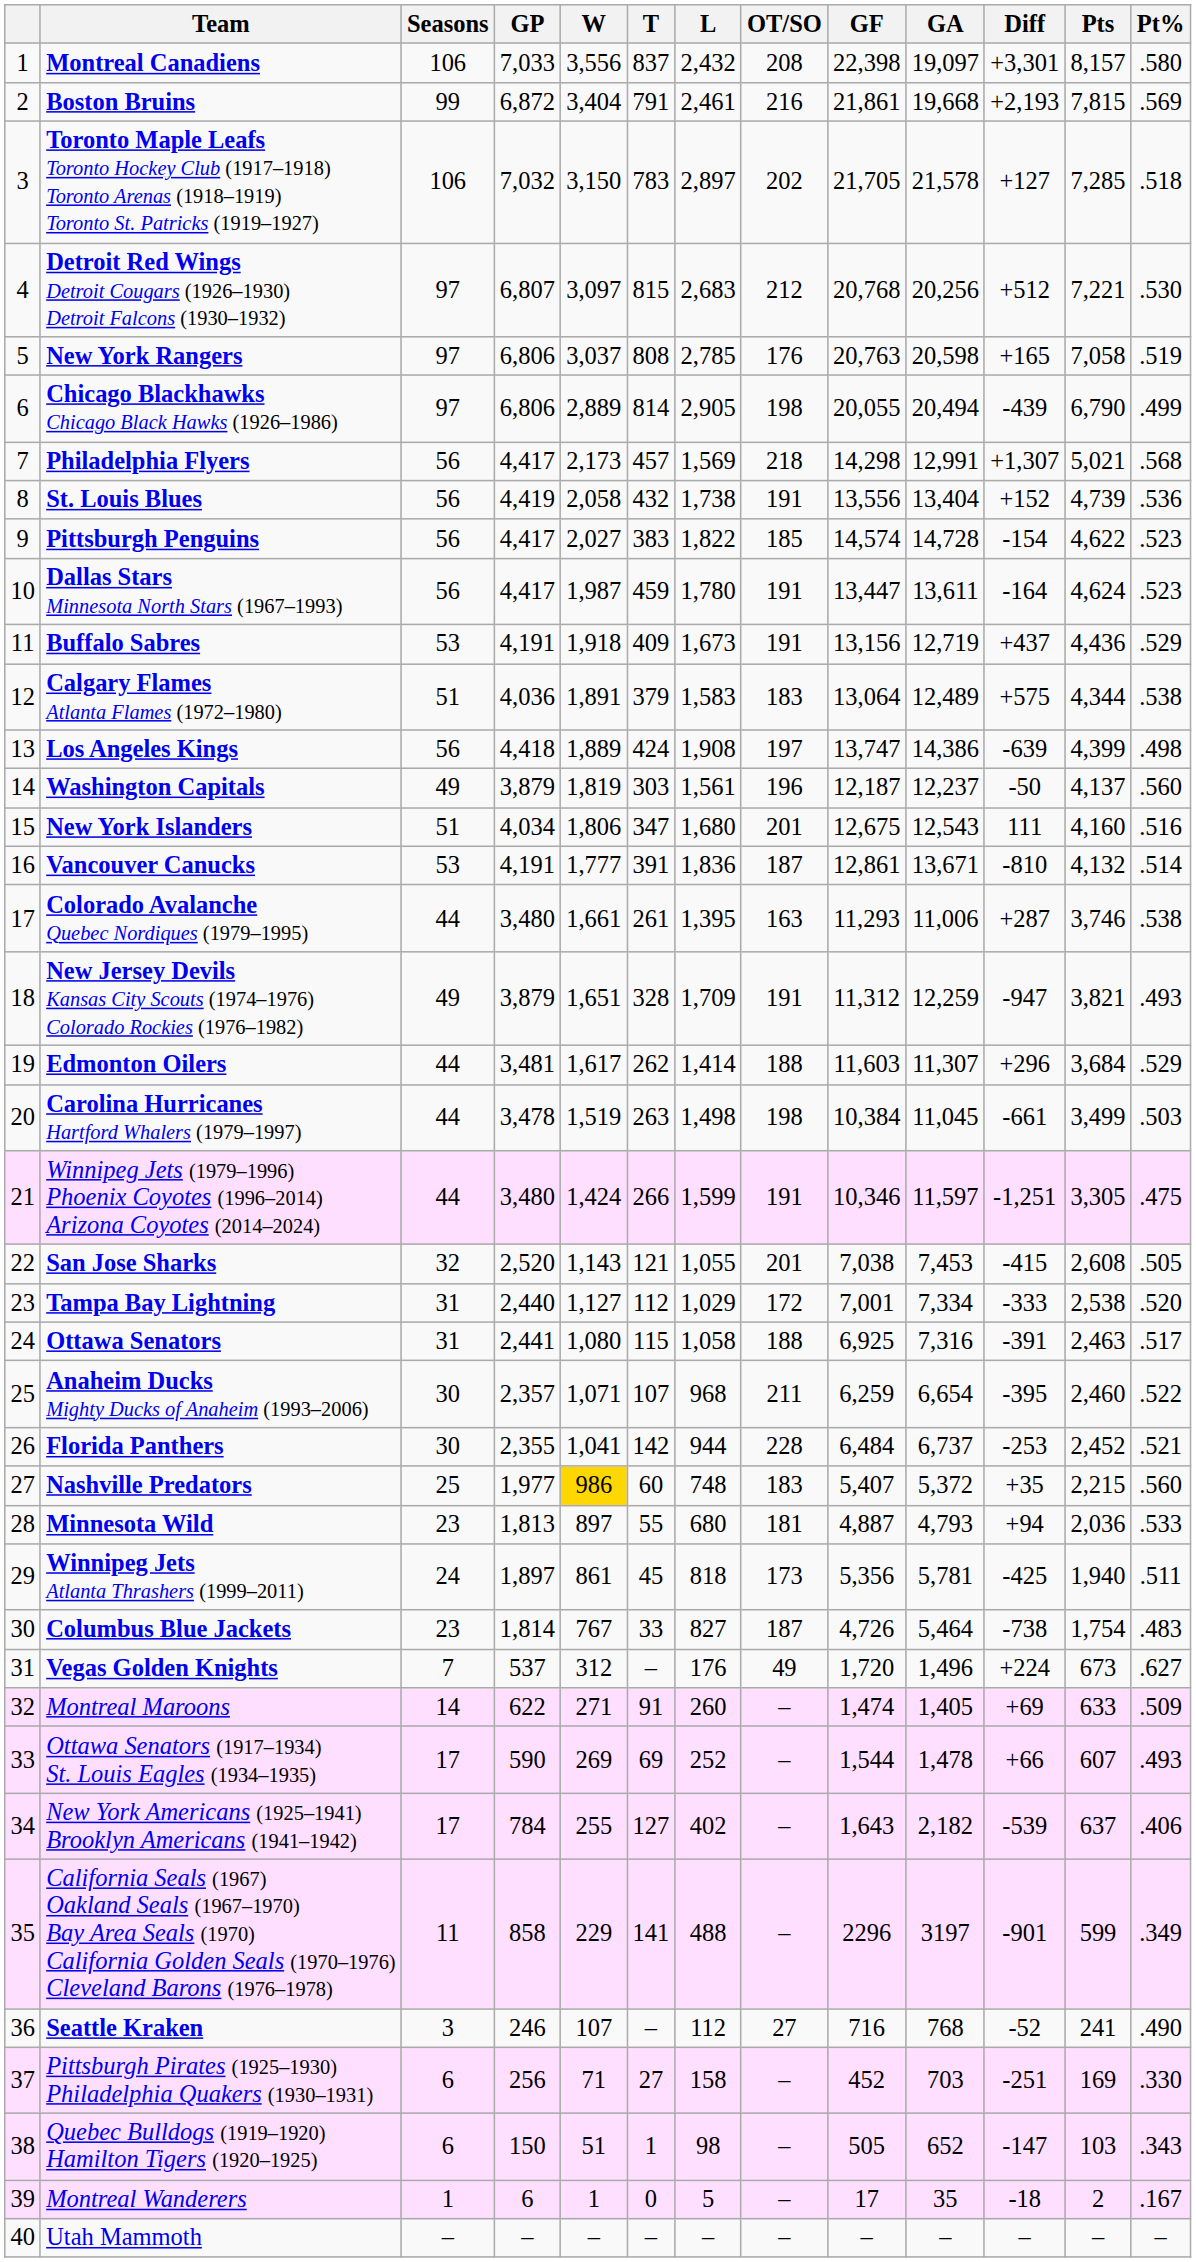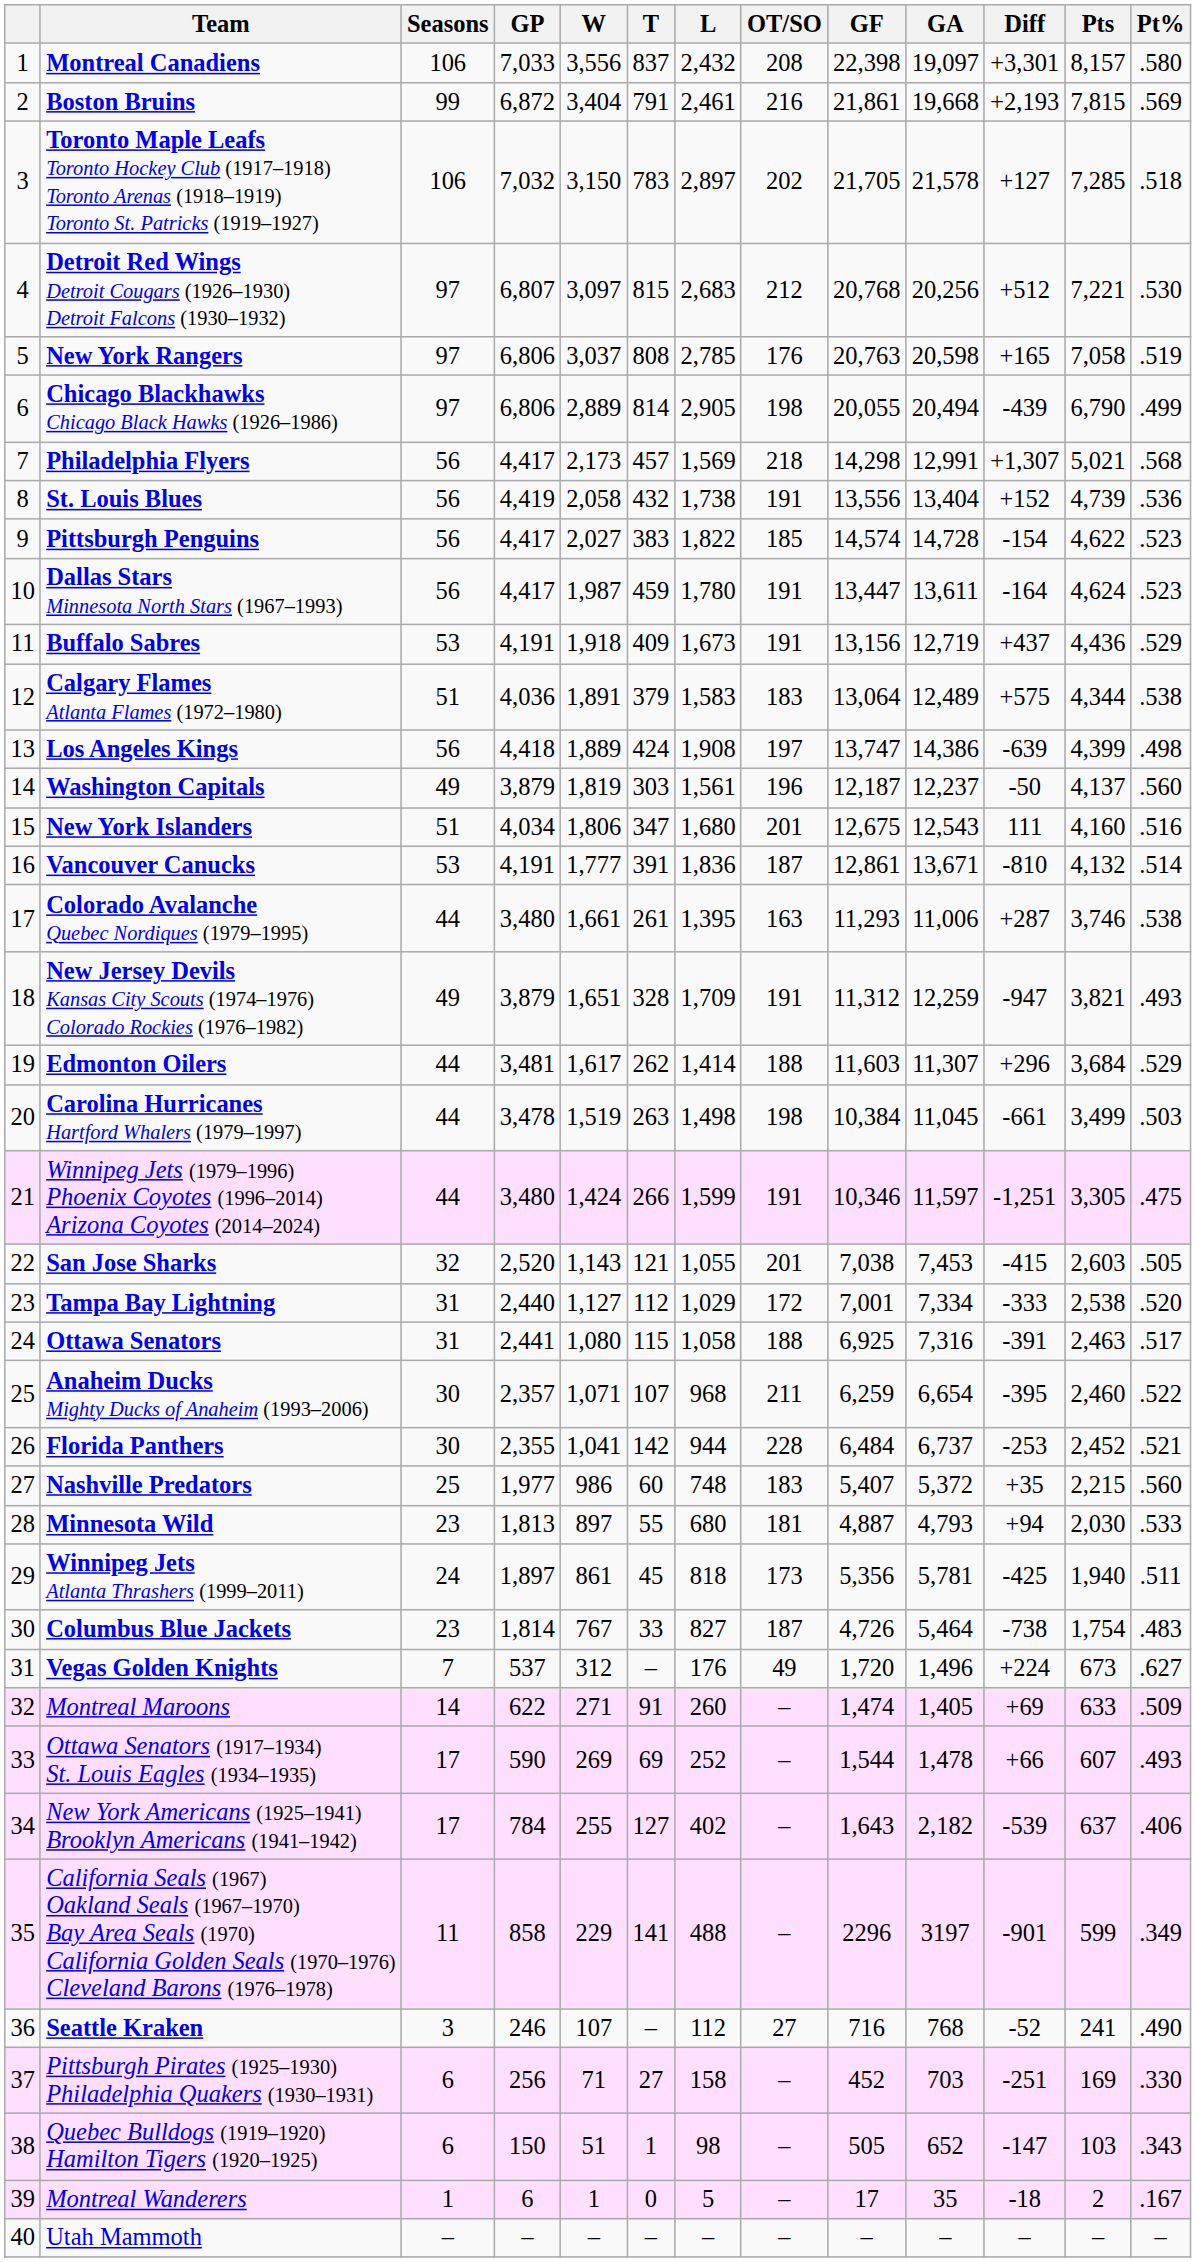(1098, 1263) 2,608 -> (1098, 1263) 2,603
(594, 1485) gold background -> (594, 1485) no background
(1098, 1524) 2,036 -> (1098, 1524) 2,030
